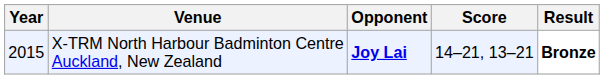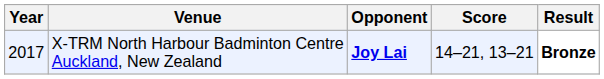(26, 52) 2015 -> (26, 52) 2017
